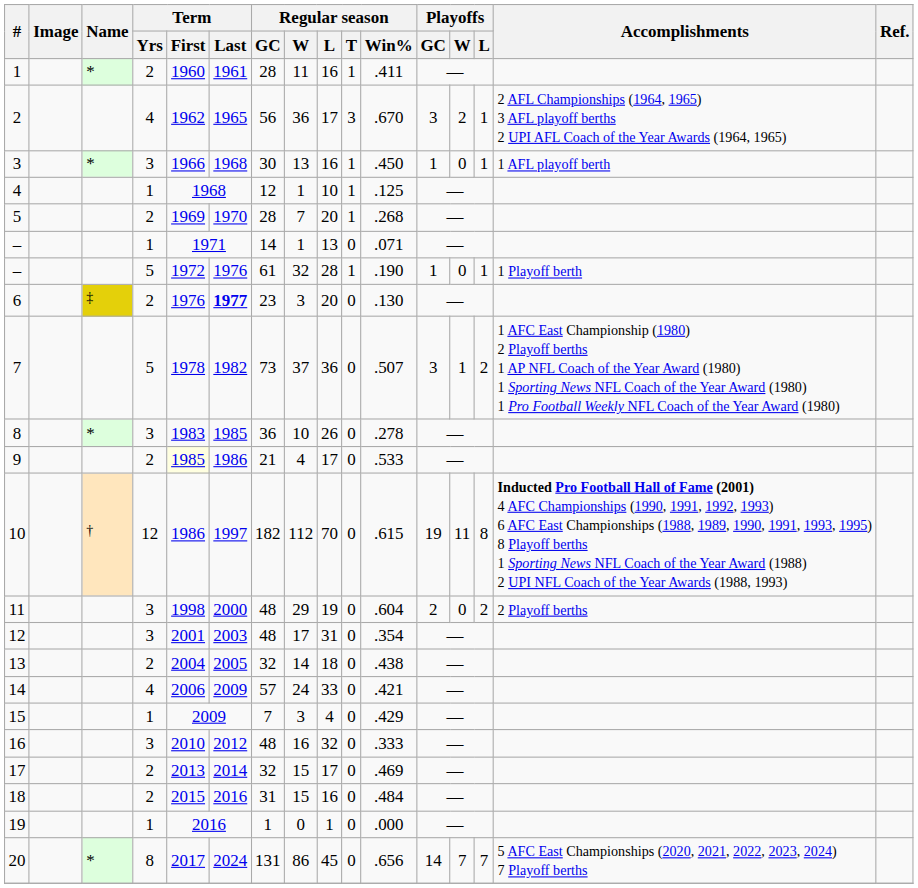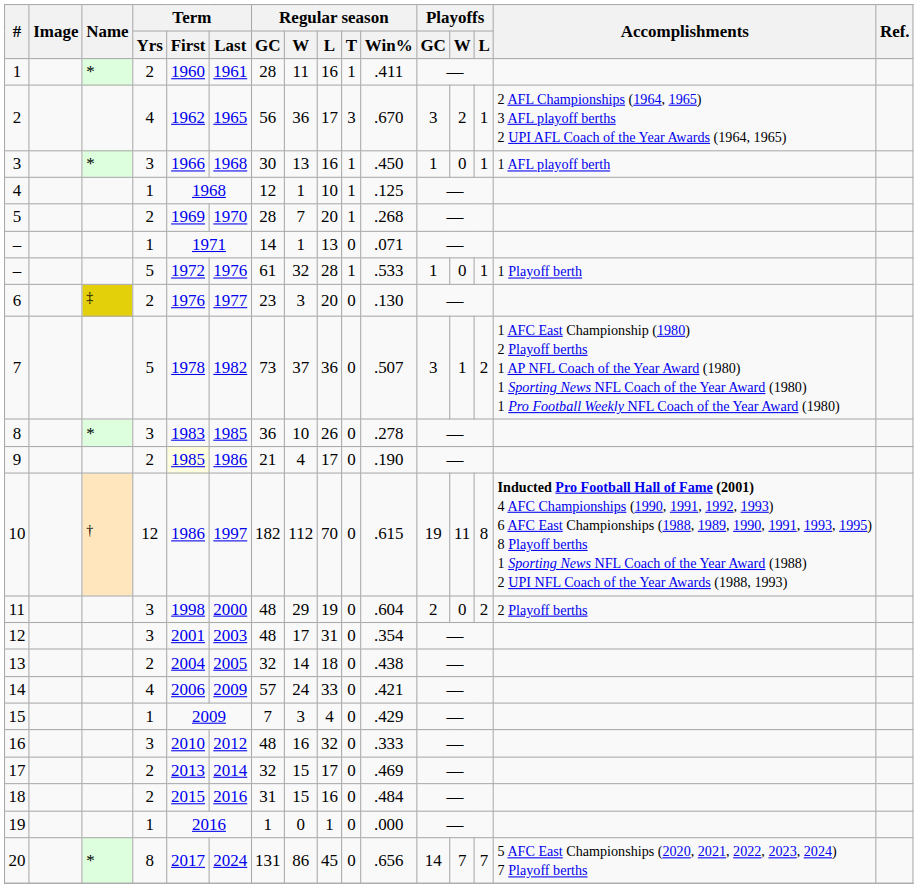(389, 271) .190 -> (389, 271) .533
(230, 300) bold -> (230, 300) normal
(389, 459) .533 -> (389, 459) .190
